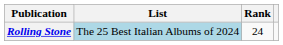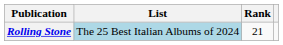(258, 31) 24 -> (258, 31) 21
